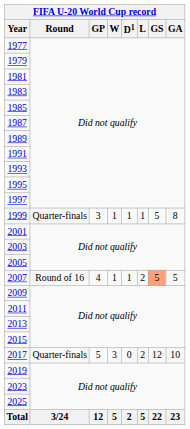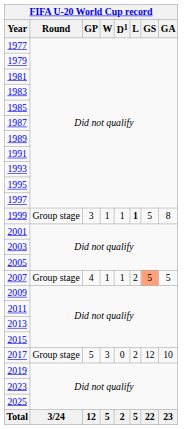(60, 216) Quarter-finals -> (56, 216) Group stage
(143, 216) normal -> (136, 216) bold
(60, 278) Round of 16 -> (56, 278) Group stage
(60, 355) Quarter-finals -> (56, 355) Group stage
